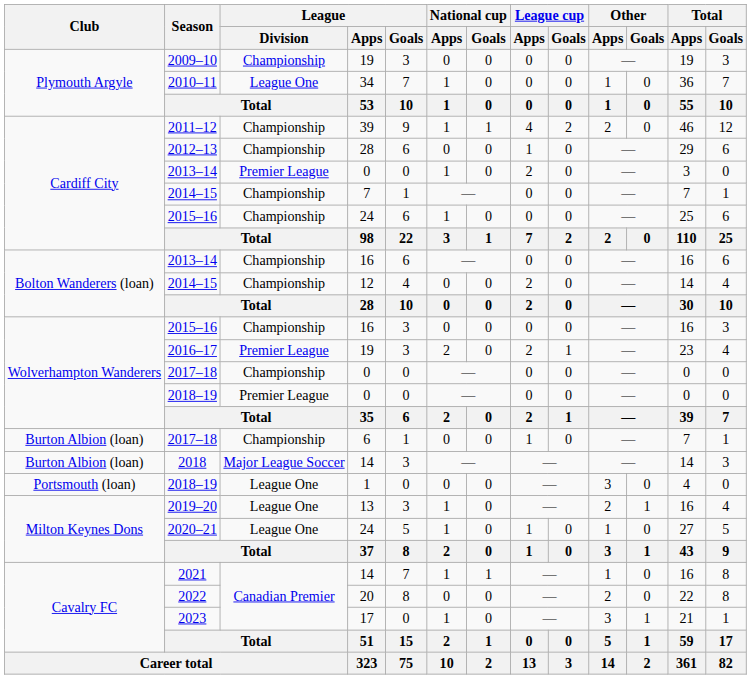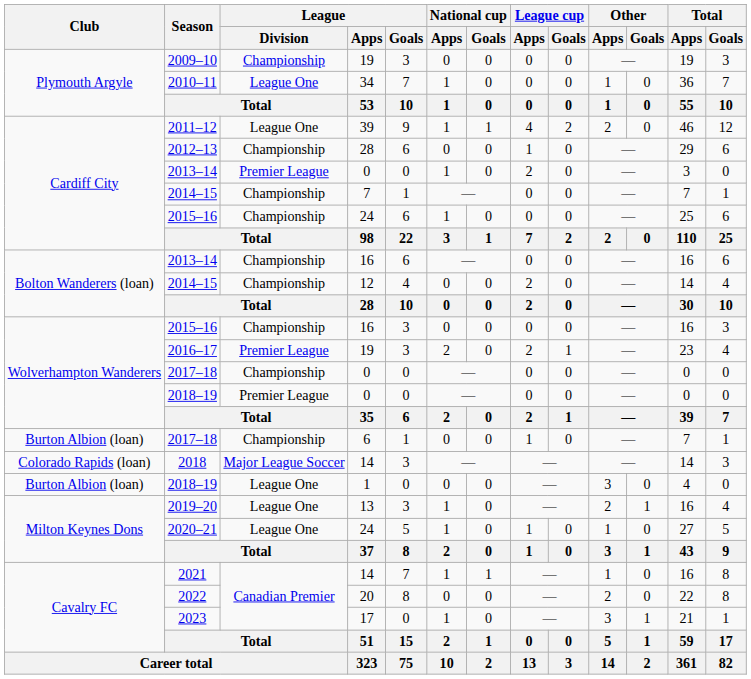(284, 127) Championship -> (284, 127) League One
(84, 462) Burton Albion (loan) -> (84, 462) Colorado Rapids (loan)
(84, 484) Portsmouth (loan) -> (84, 484) Burton Albion (loan)
